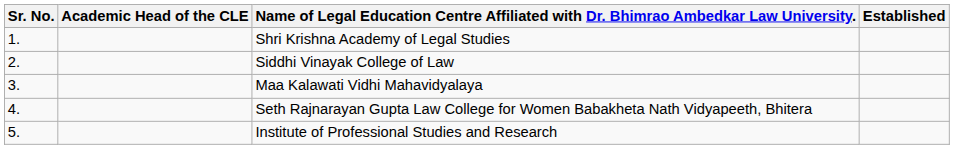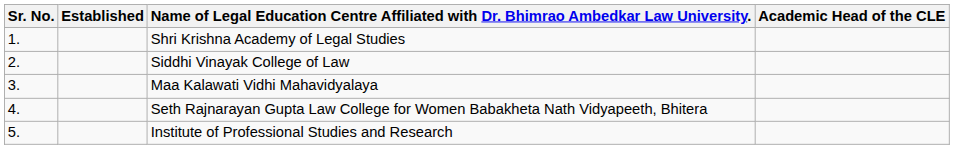columns swapped: (904, 16) <-> (155, 16)
